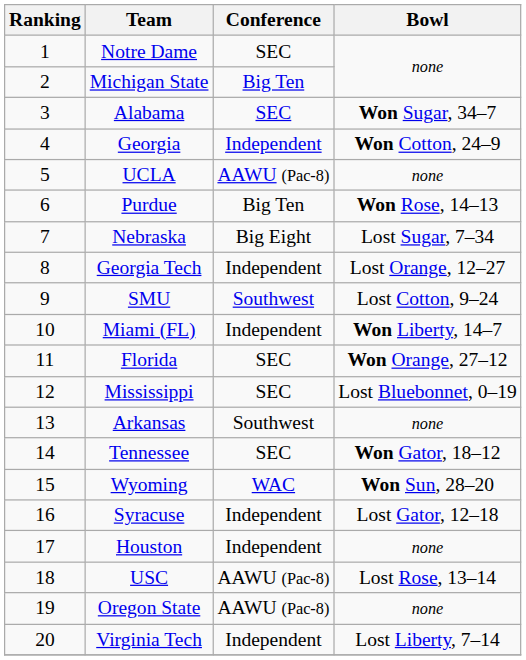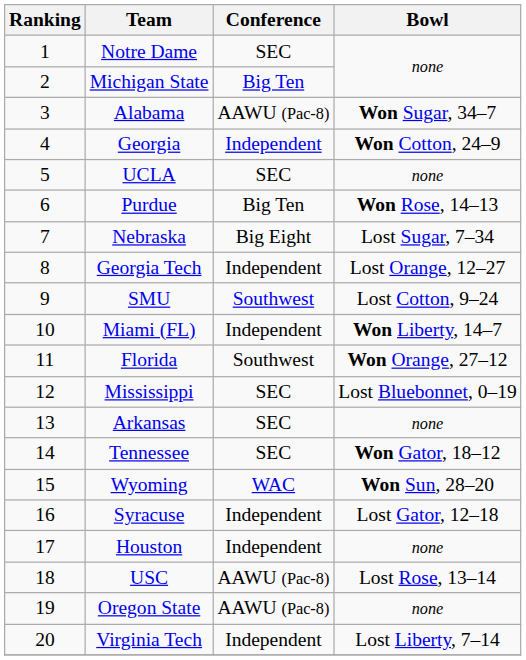(273, 112) SEC -> (273, 112) AAWU (Pac-8)
(273, 174) AAWU (Pac-8) -> (273, 174) SEC
(273, 360) SEC -> (273, 360) Southwest
(273, 422) Southwest -> (273, 422) SEC
